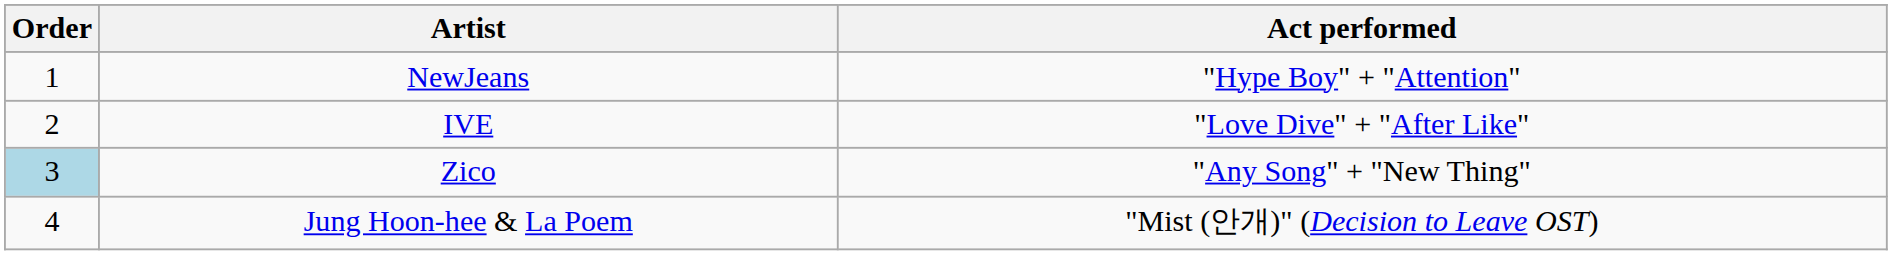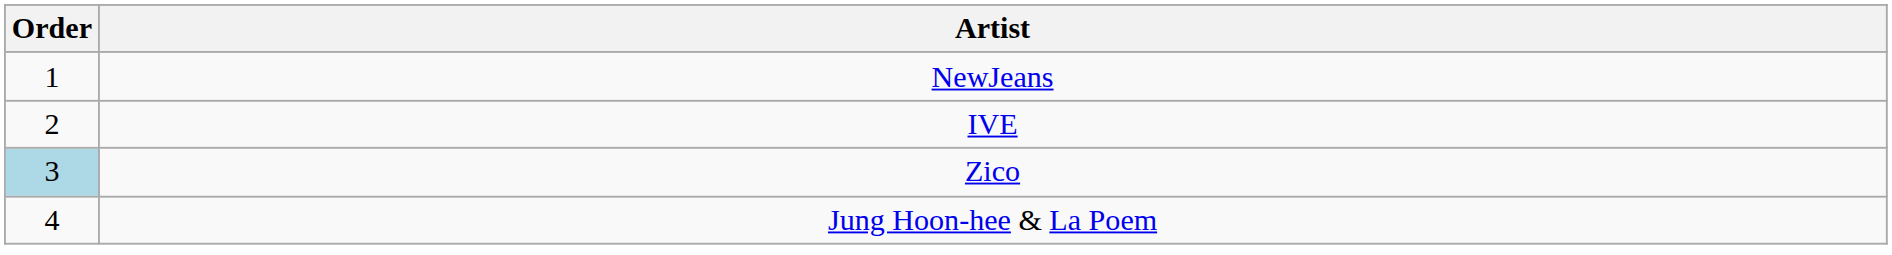- column: (1362, 28)
